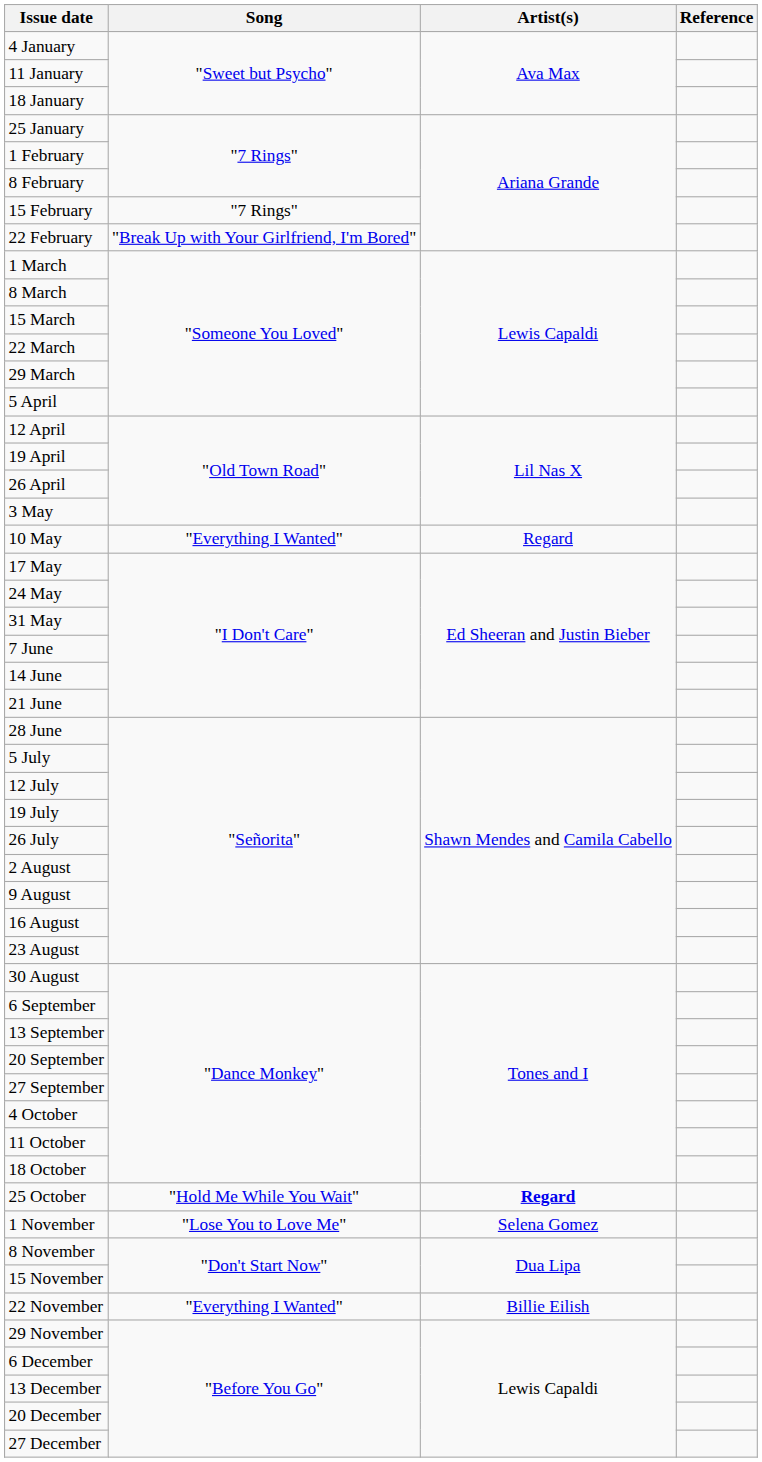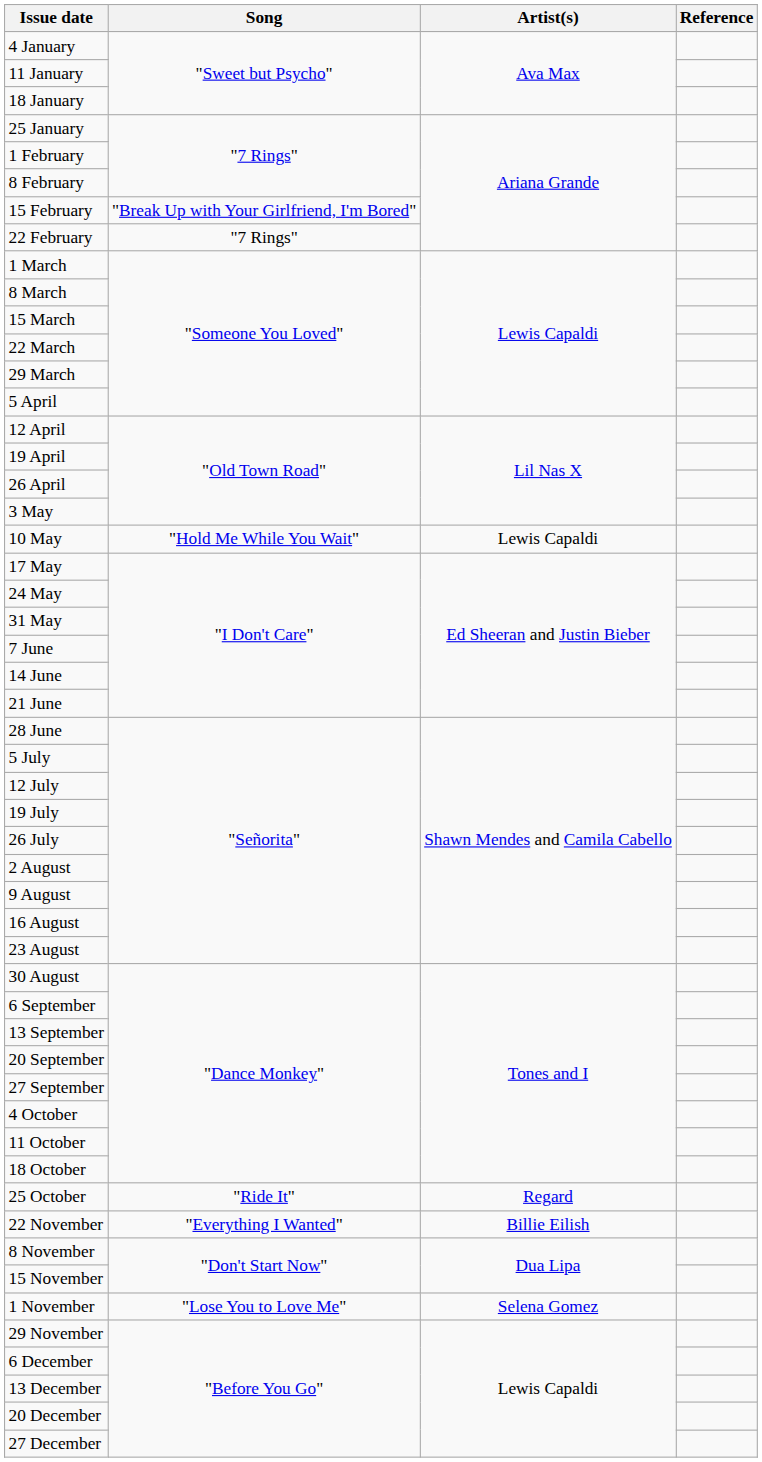(264, 210) "7 Rings" -> (264, 210) "Break Up with Your Girlfriend, I'm Bored"
(264, 237) "Break Up with Your Girlfriend, I'm Bored" -> (264, 237) "7 Rings"
(264, 538) "Everything I Wanted" -> (264, 538) "Hold Me While You Wait"
(548, 538) Regard -> (548, 538) Lewis Capaldi
(264, 1196) "Hold Me While You Wait" -> (264, 1196) "Ride It"
(548, 1196) bold -> (548, 1196) normal
rows swapped: (51, 1224) <-> (56, 1306)
